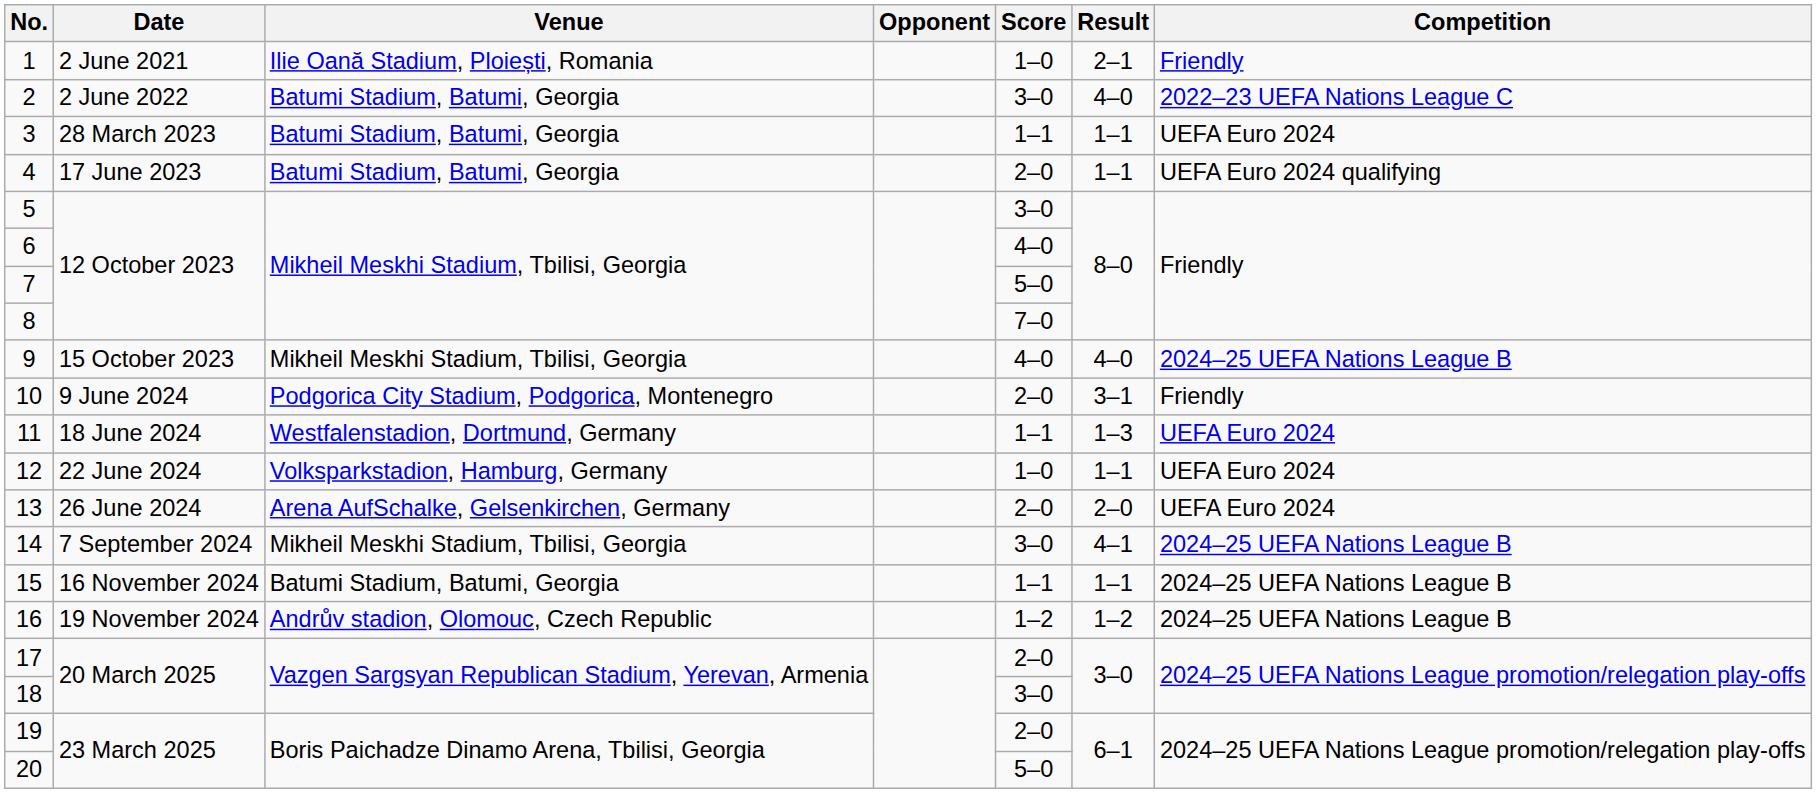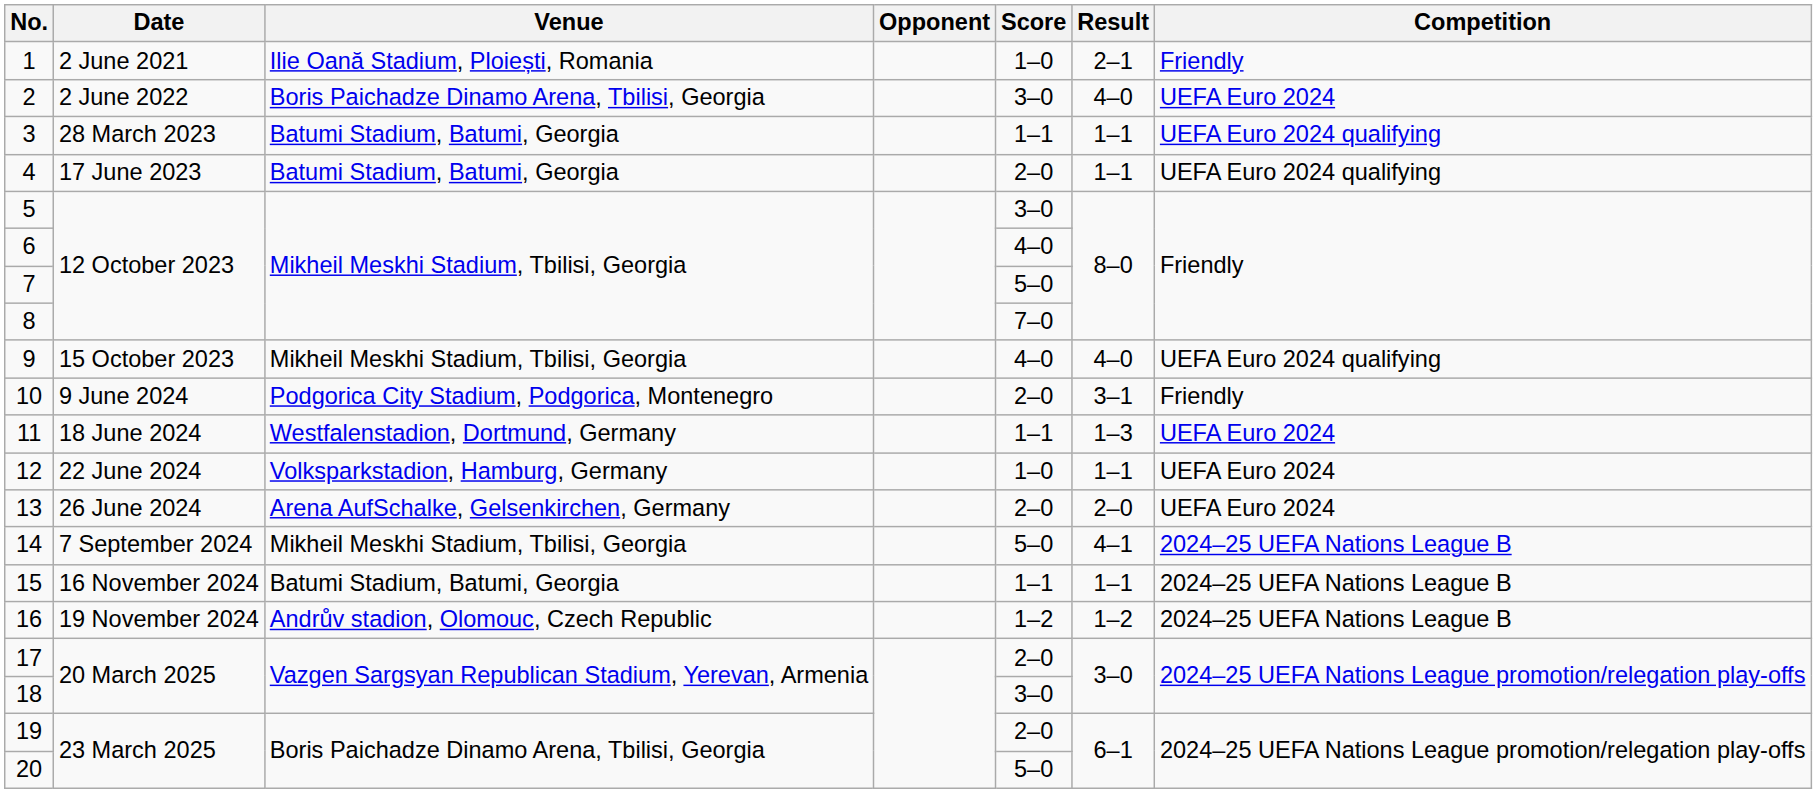(444, 97) Batumi Stadium, Batumi, Georgia -> (517, 97) Boris Paichadze Dinamo Arena, Tbilisi, Georgia
(1336, 97) 2022–23 UEFA Nations League C -> (1248, 97) UEFA Euro 2024
(1248, 135) UEFA Euro 2024 -> (1300, 135) UEFA Euro 2024 qualifying
(1336, 358) 2024–25 UEFA Nations League B -> (1300, 358) UEFA Euro 2024 qualifying
(1034, 545) 3–0 -> (1034, 545) 5–0
